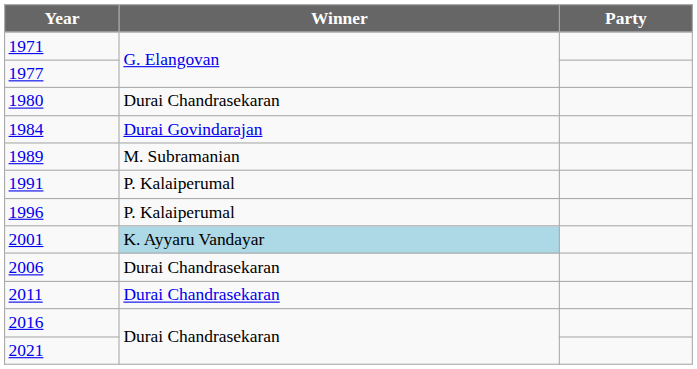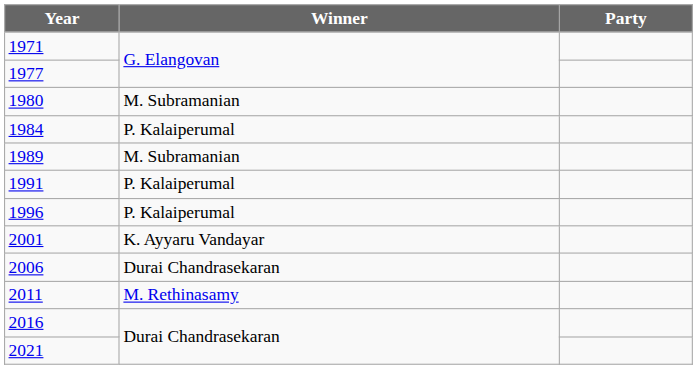(202, 101) Durai Chandrasekaran -> (182, 101) M. Subramanian
(193, 128) Durai Govindarajan -> (179, 128) P. Kalaiperumal
(194, 239) lightblue background -> (194, 239) no background
(202, 294) Durai Chandrasekaran -> (181, 294) M. Rethinasamy
